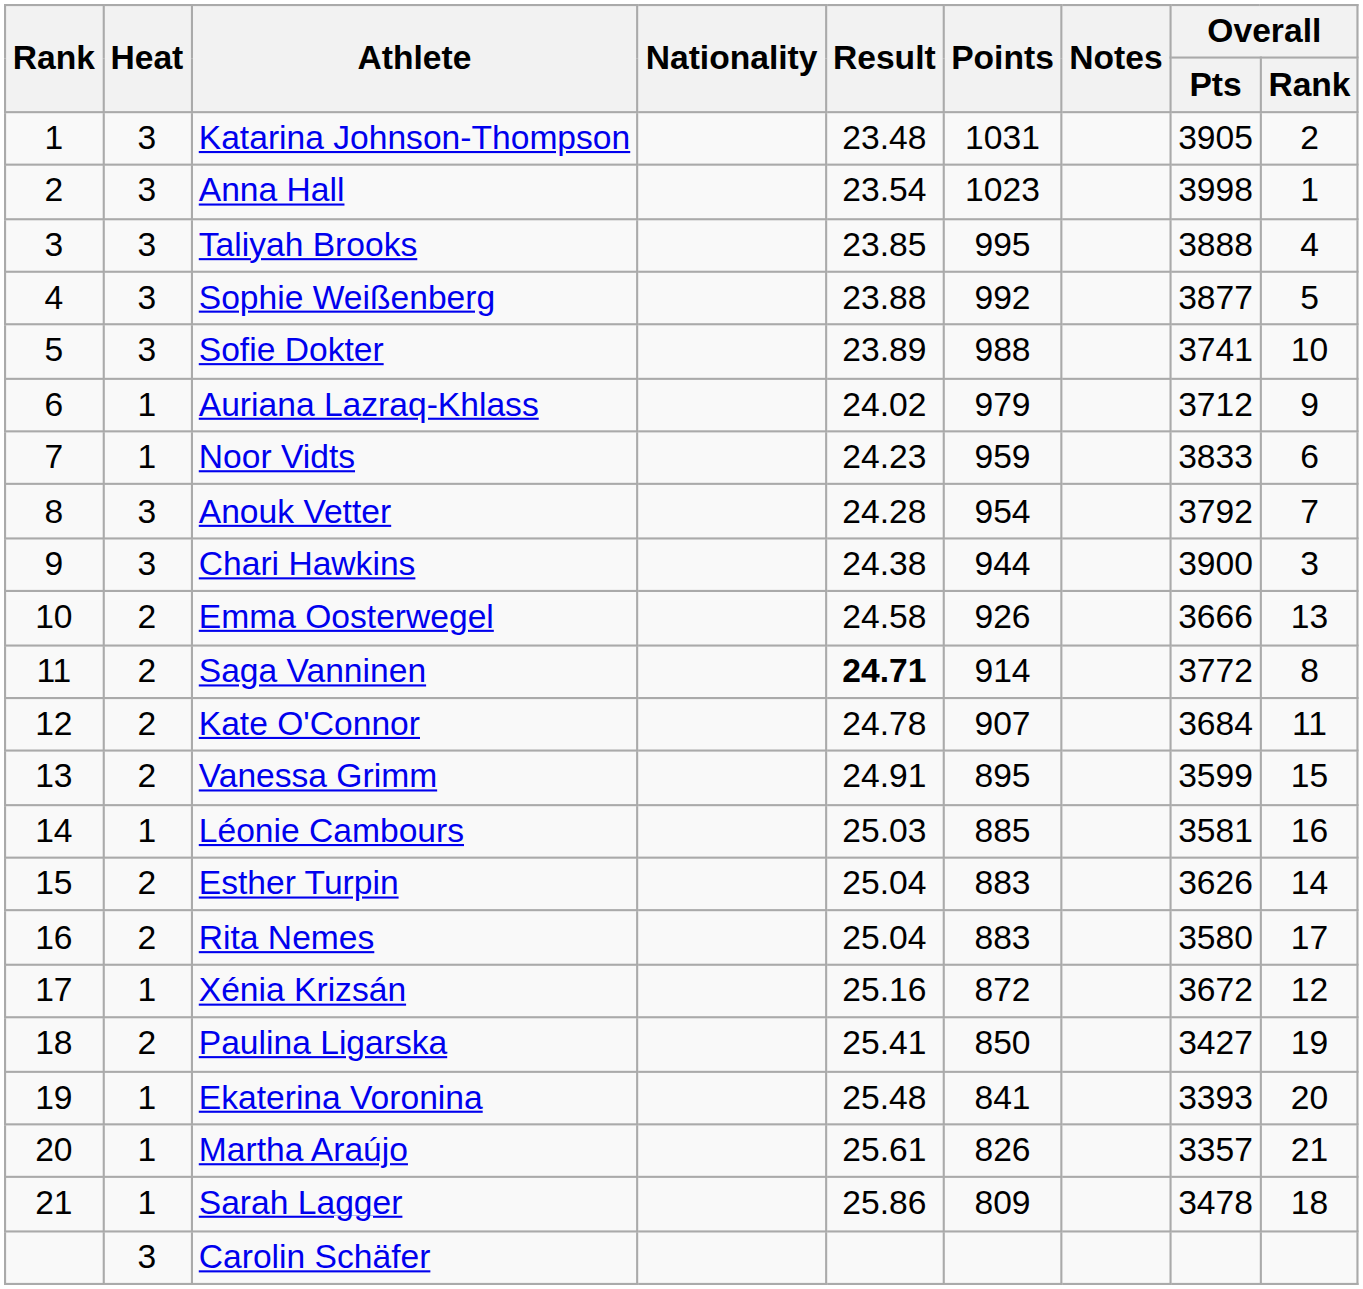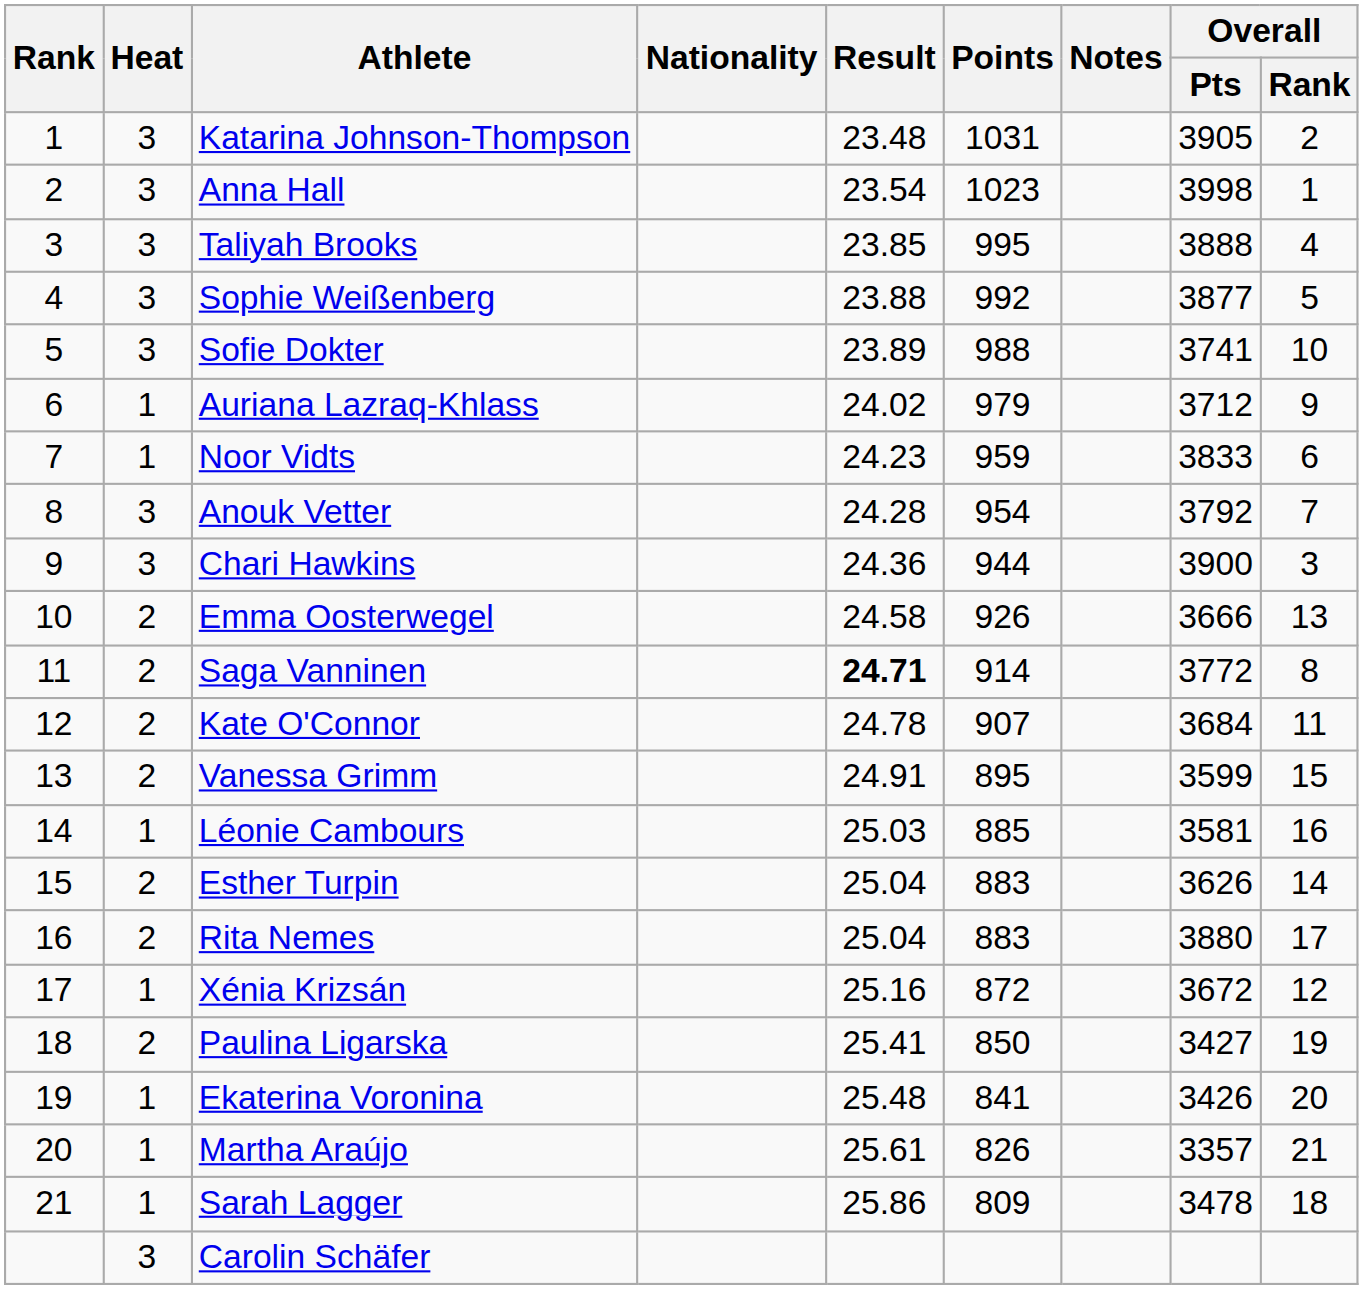(884, 564) 24.38 -> (884, 564) 24.36
(1216, 937) 3580 -> (1216, 937) 3880
(1216, 1096) 3393 -> (1216, 1096) 3426
